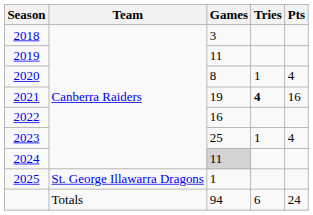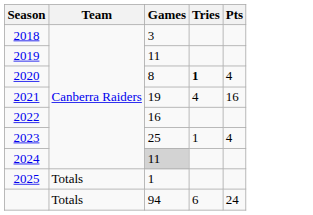(257, 76) normal -> (195, 76) bold
(257, 96) bold -> (195, 96) normal
(128, 179) St. George Illawarra Dragons -> (67, 179) Totals
